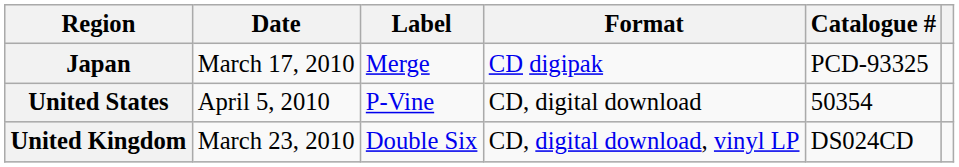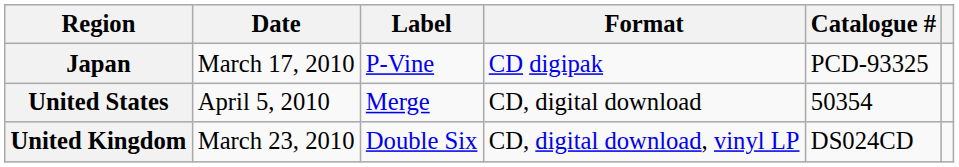(398, 63) Merge -> (400, 63) P-Vine
(400, 102) P-Vine -> (398, 102) Merge
